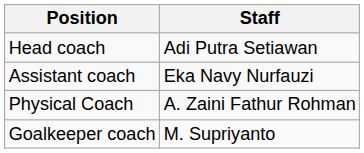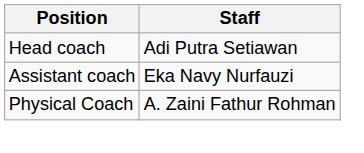- row: (82, 133)
